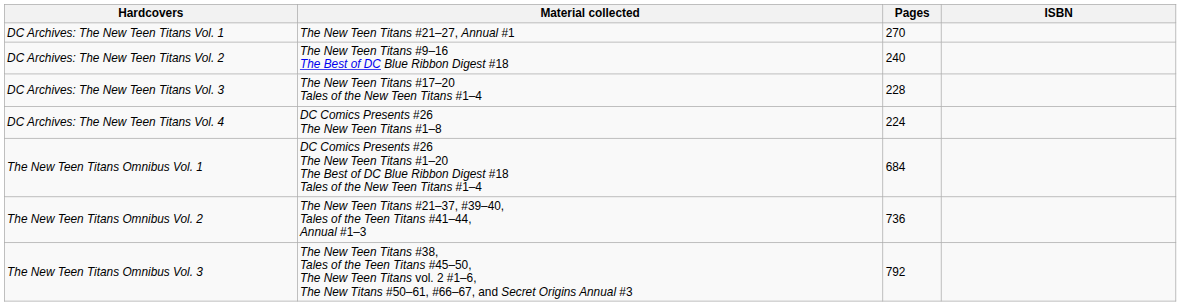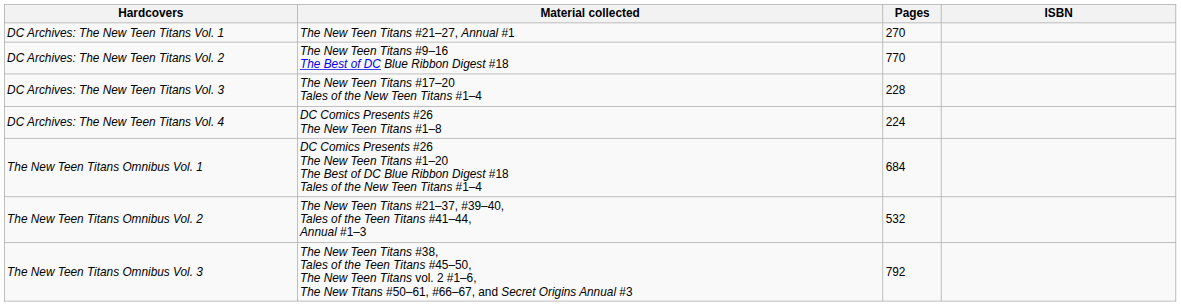(896, 58) 240 -> (896, 58) 770
(896, 219) 736 -> (896, 219) 532
